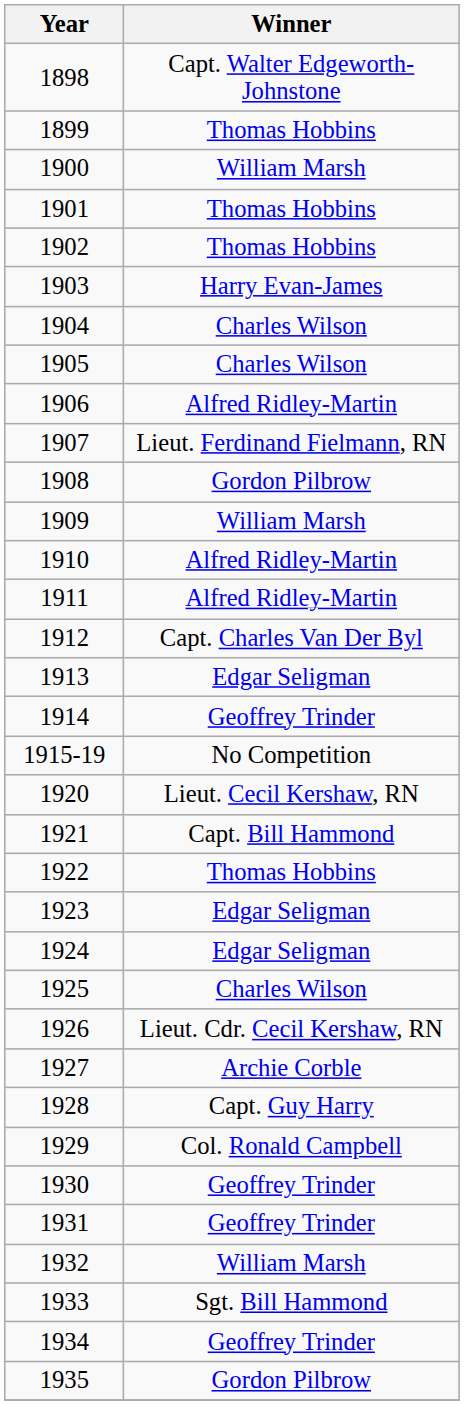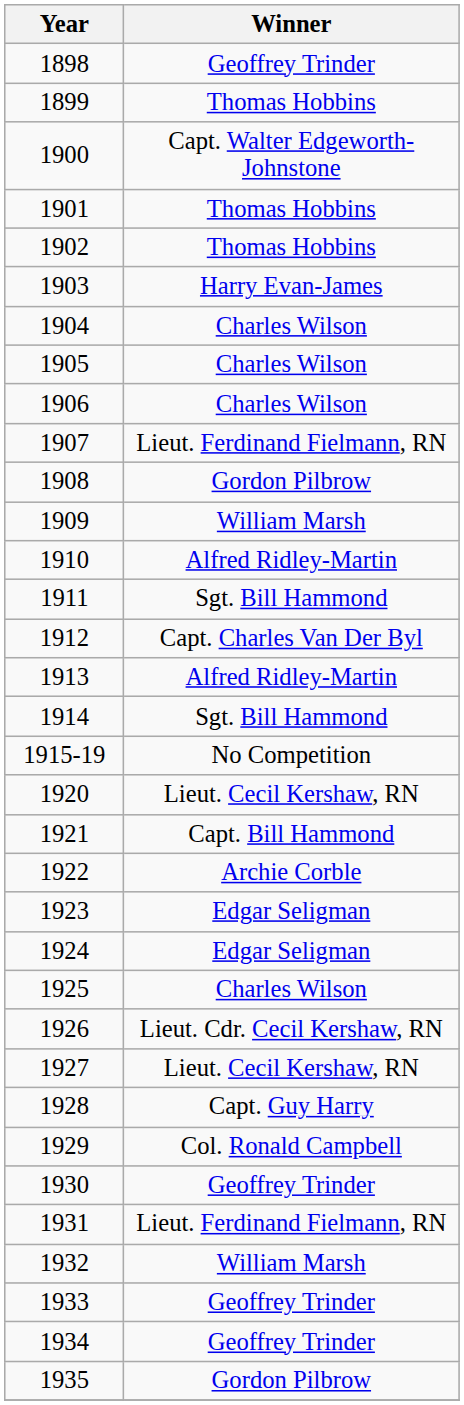(291, 76) Capt. Walter Edgeworth-Johnstone -> (291, 63) Geoffrey Trinder
(291, 168) William Marsh -> (291, 155) Capt. Walter Edgeworth-Johnstone
(291, 403) Alfred Ridley-Martin -> (291, 403) Charles Wilson
(291, 598) Alfred Ridley-Martin -> (291, 598) Sgt. Bill Hammond
(291, 676) Edgar Seligman -> (291, 676) Alfred Ridley-Martin
(291, 716) Geoffrey Trinder -> (291, 716) Sgt. Bill Hammond
(291, 872) Thomas Hobbins -> (291, 872) Archie Corble
(291, 1067) Archie Corble -> (291, 1067) Lieut. Cecil Kershaw, RN
(291, 1224) Geoffrey Trinder -> (291, 1224) Lieut. Ferdinand Fielmann, RN
(291, 1302) Sgt. Bill Hammond -> (291, 1302) Geoffrey Trinder
